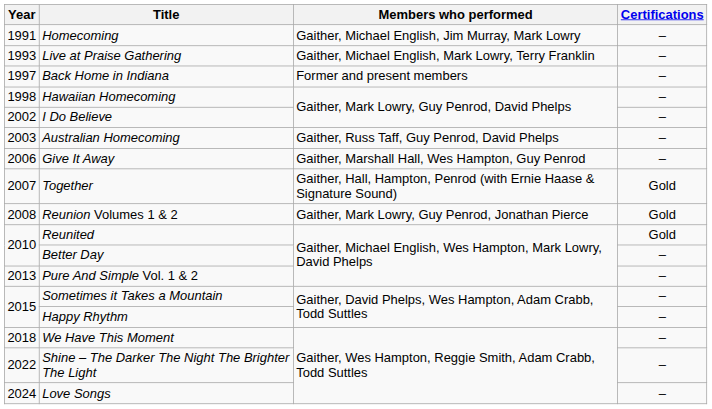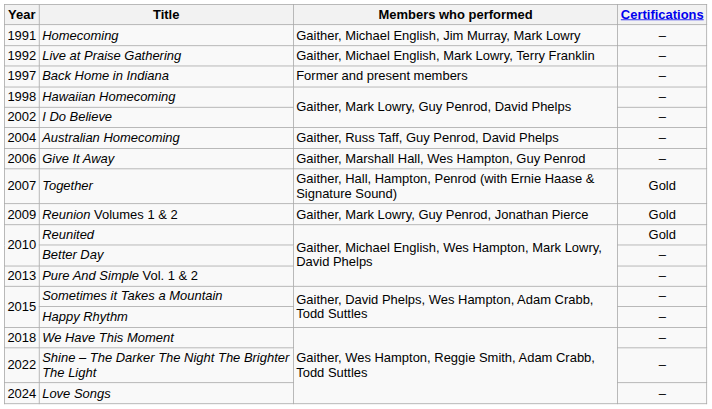(22, 55) 1993 -> (22, 55) 1992
(22, 138) 2003 -> (22, 138) 2004
(22, 214) 2008 -> (22, 214) 2009
